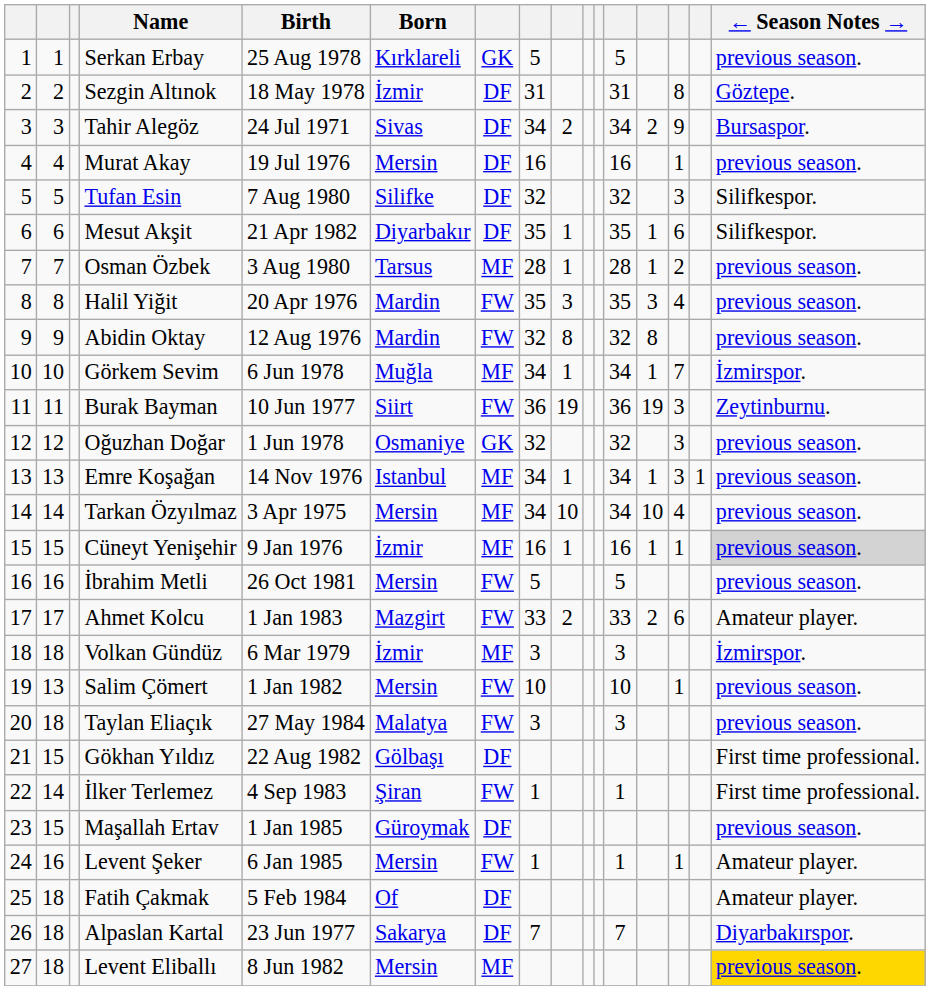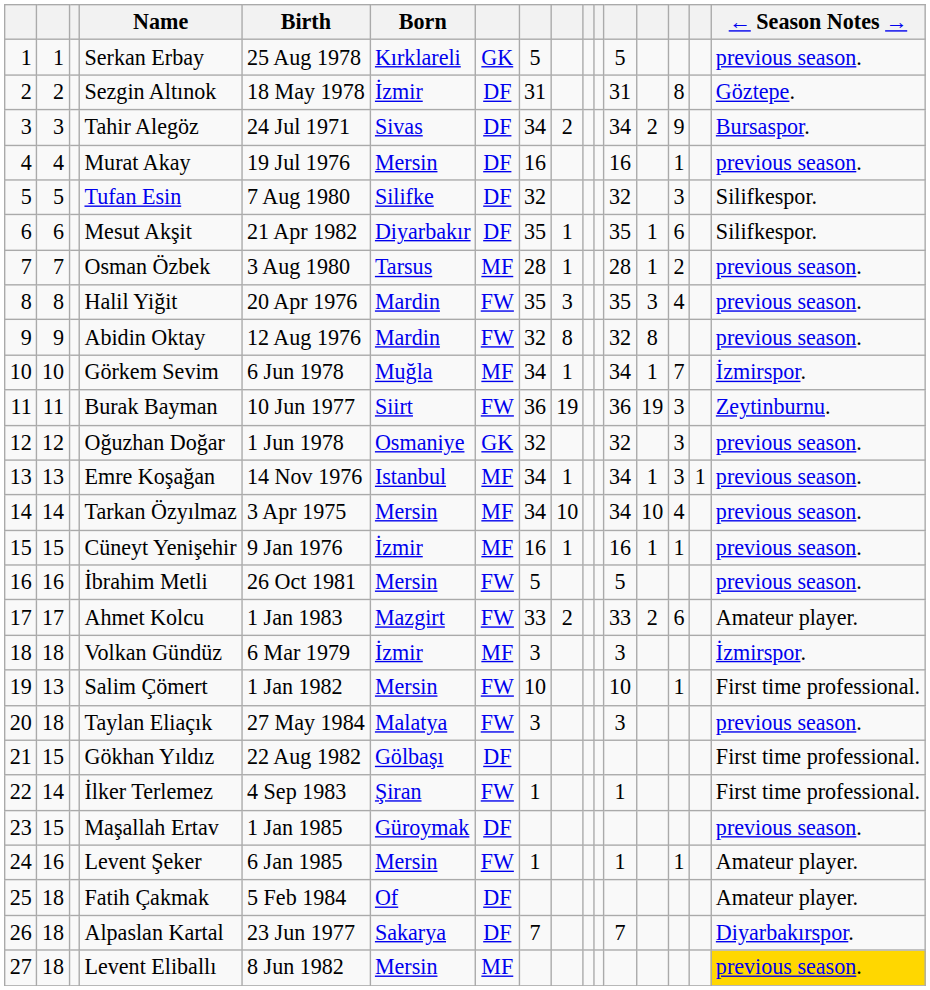(789, 547) lightgrey background -> (789, 547) no background
(789, 687) previous season. -> (818, 687) First time professional.
